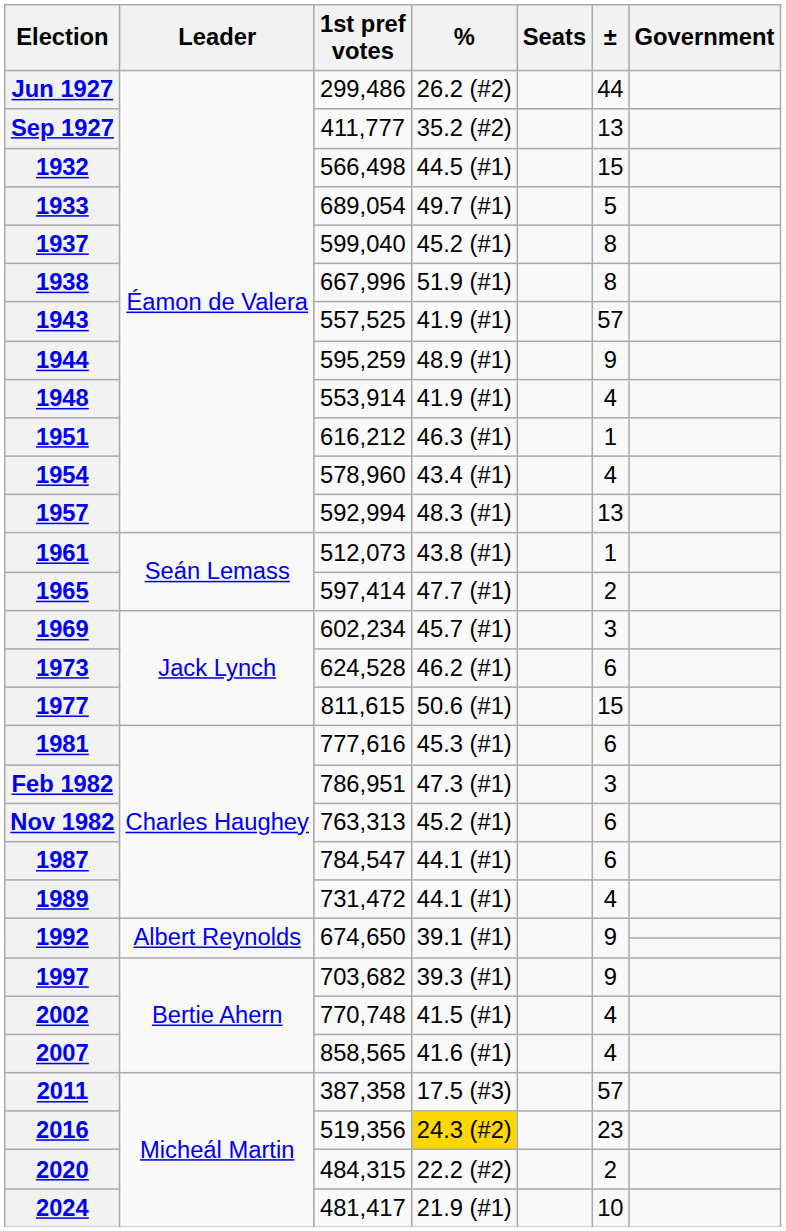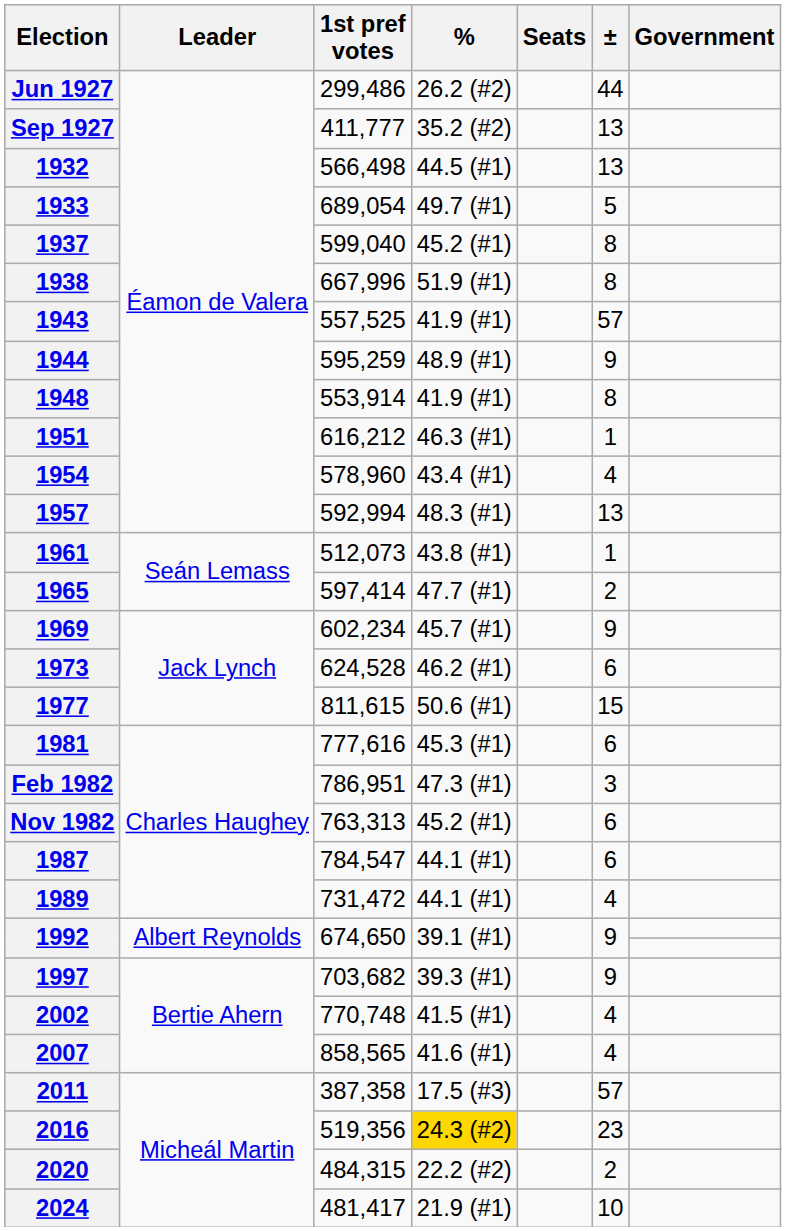(610, 166) 15 -> (610, 166) 13
(610, 397) 4 -> (610, 397) 8
(610, 628) 3 -> (610, 628) 9
